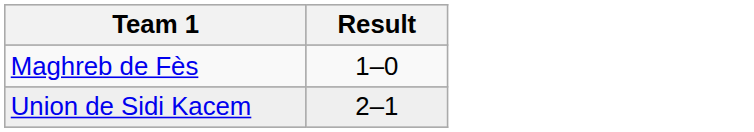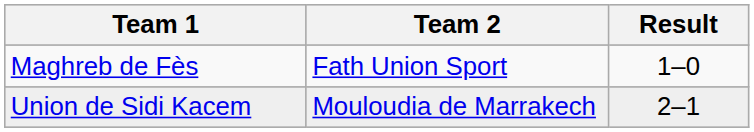+ column: (457, 24)
